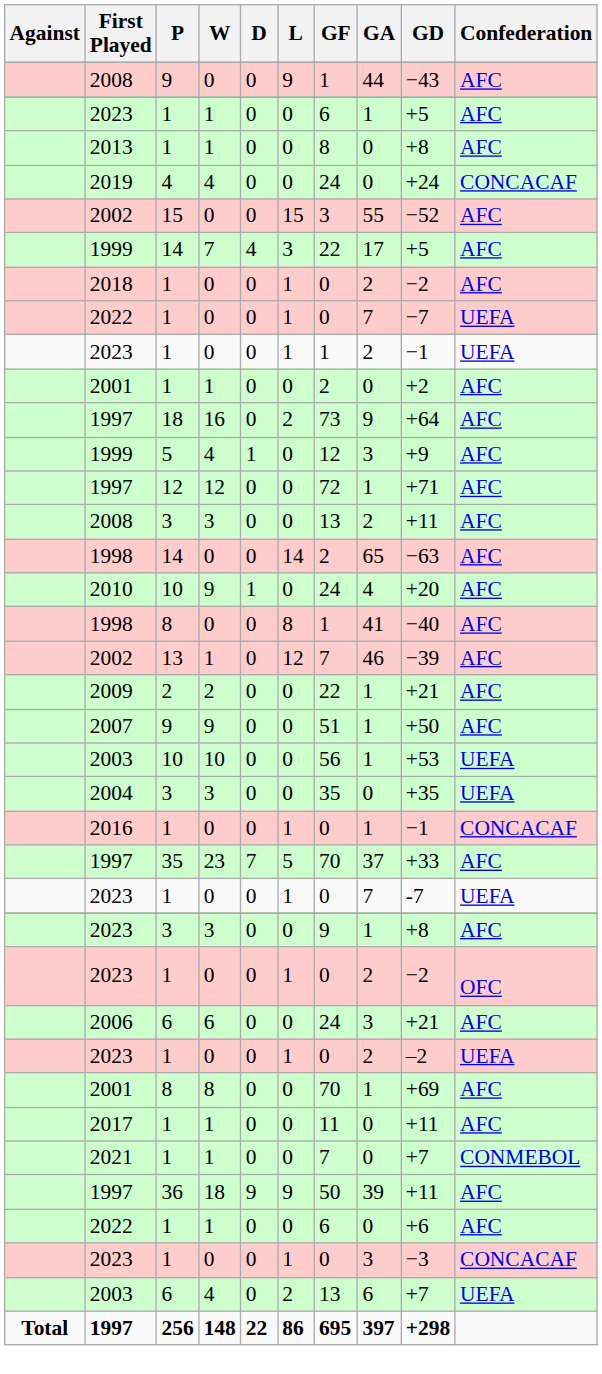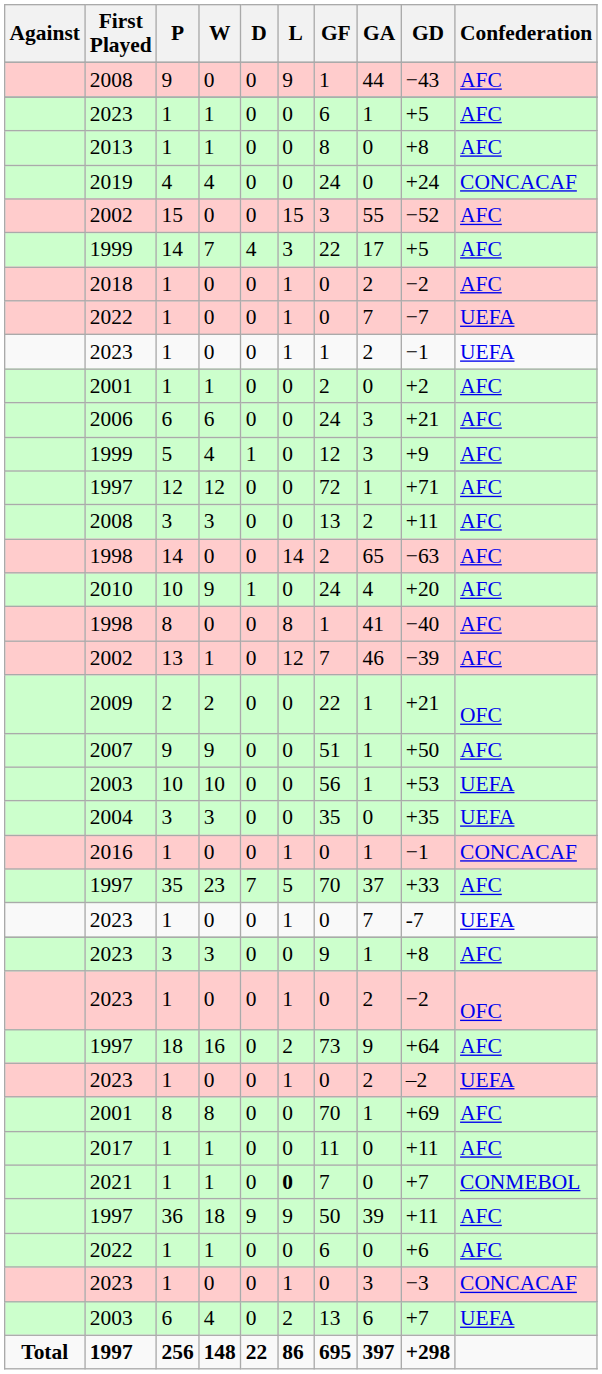rows swapped: (111, 1021) <-> (111, 419)
(481, 691) AFC -> (481, 715) OFC
(288, 1157) normal -> (288, 1181) bold
